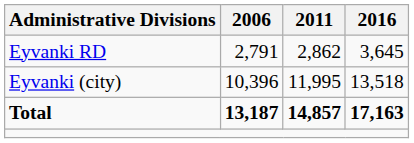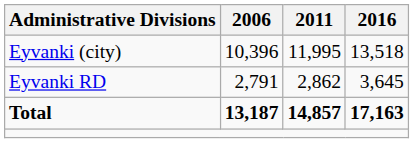rows swapped: (58, 50) <-> (65, 81)
